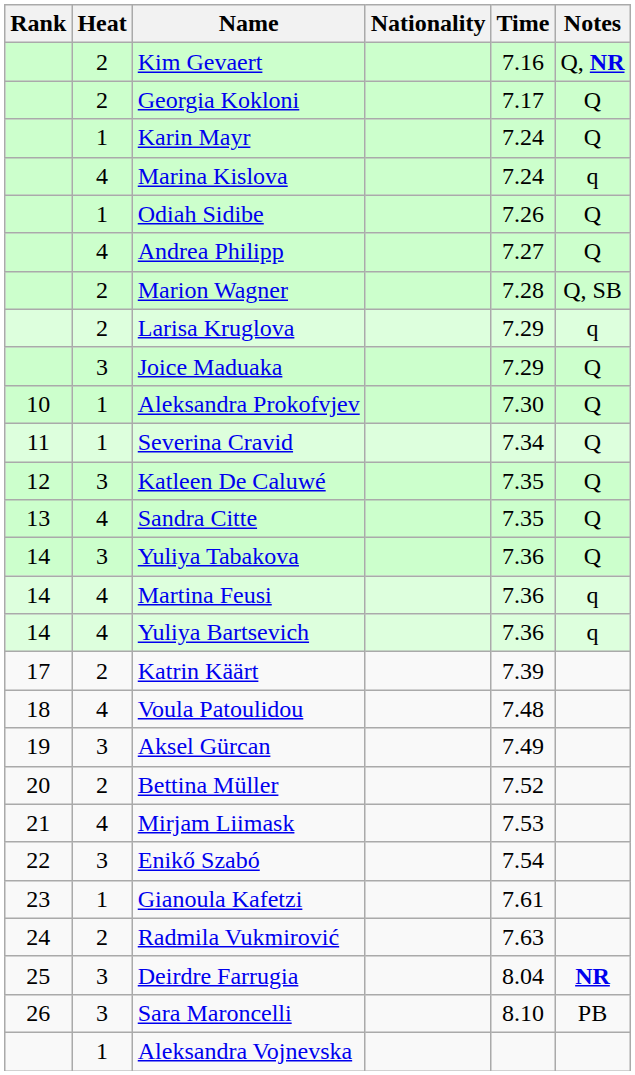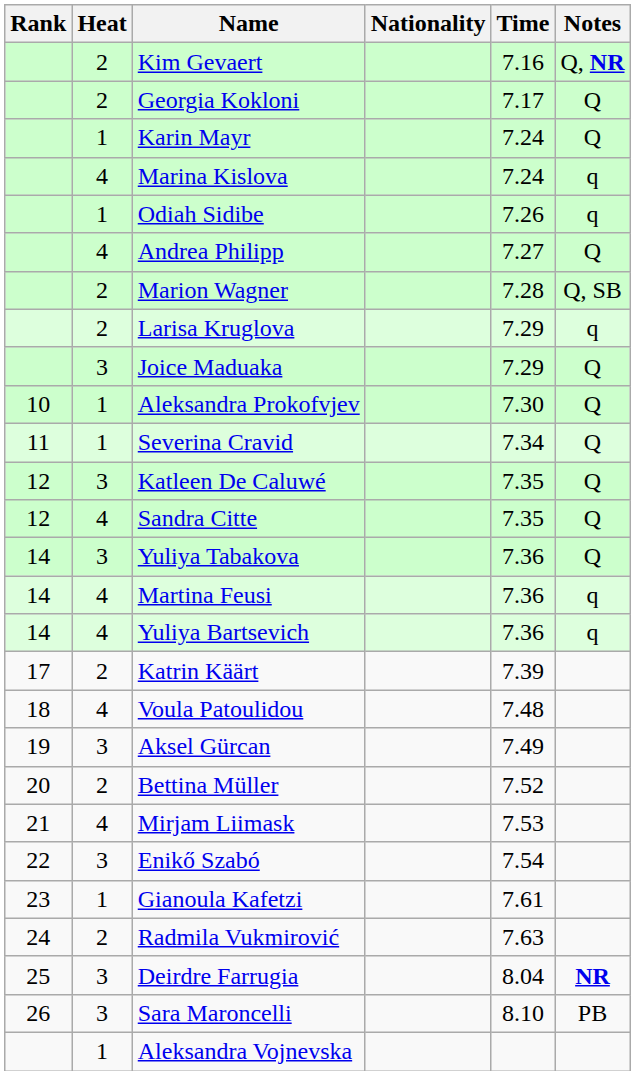(592, 213) Q -> (592, 213) q
(38, 518) 13 -> (38, 518) 12
